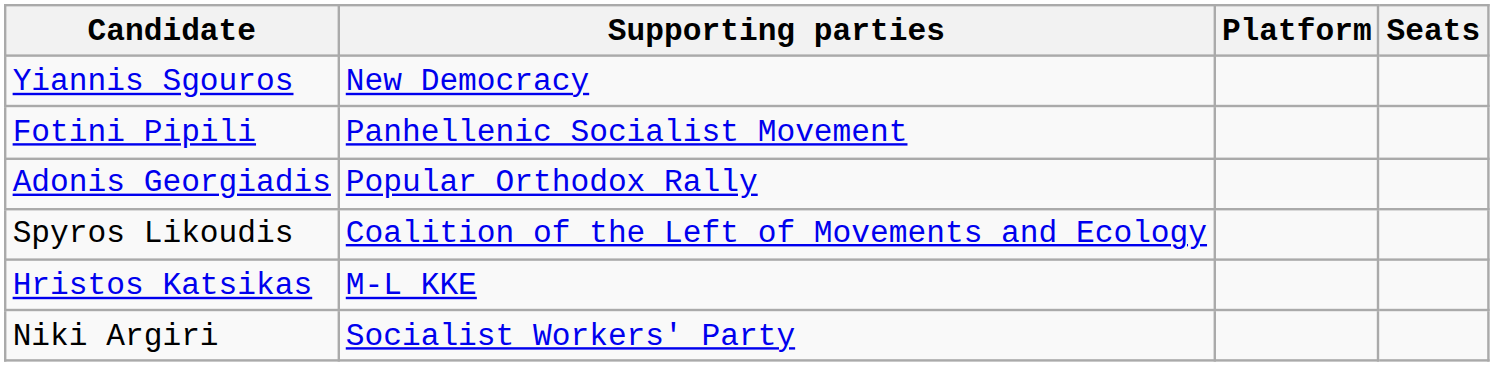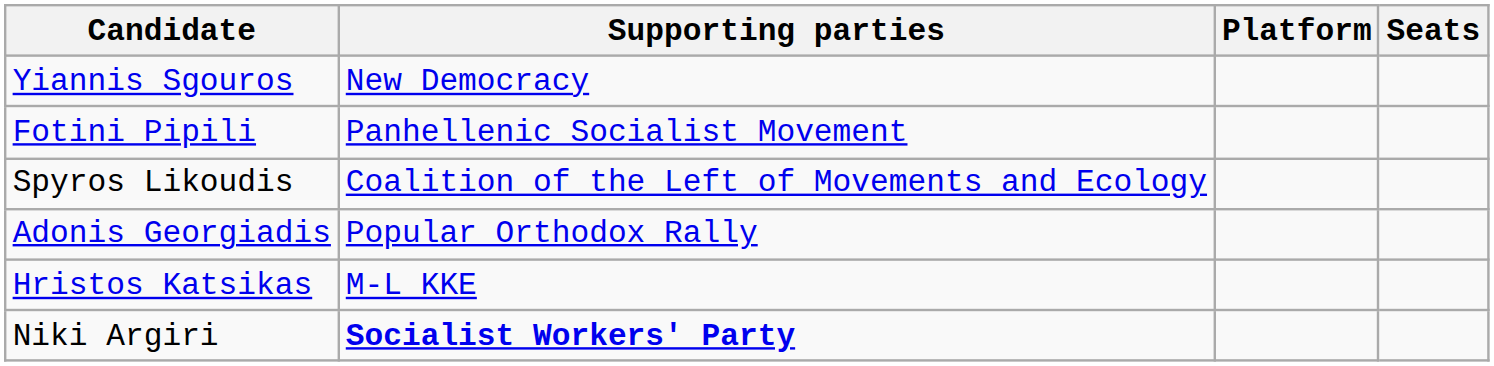rows swapped: (153, 234) <-> (172, 183)
(570, 336) normal -> (570, 336) bold
